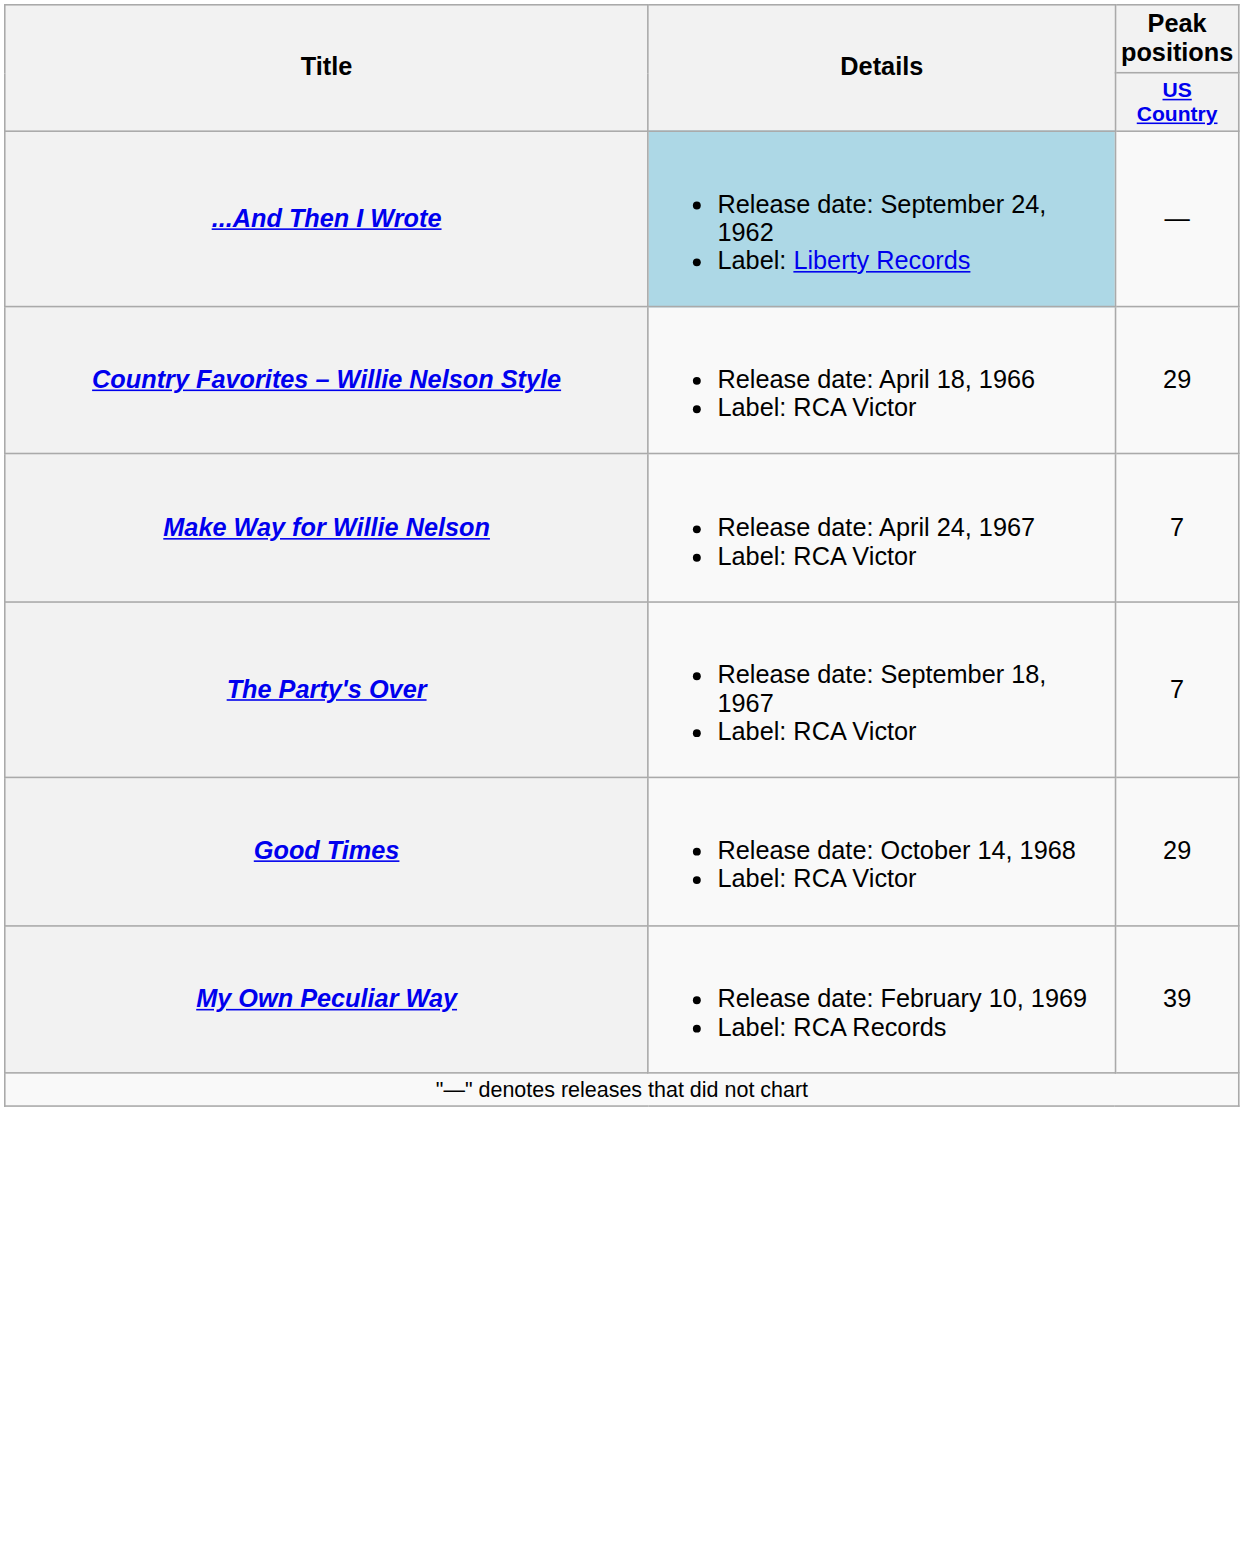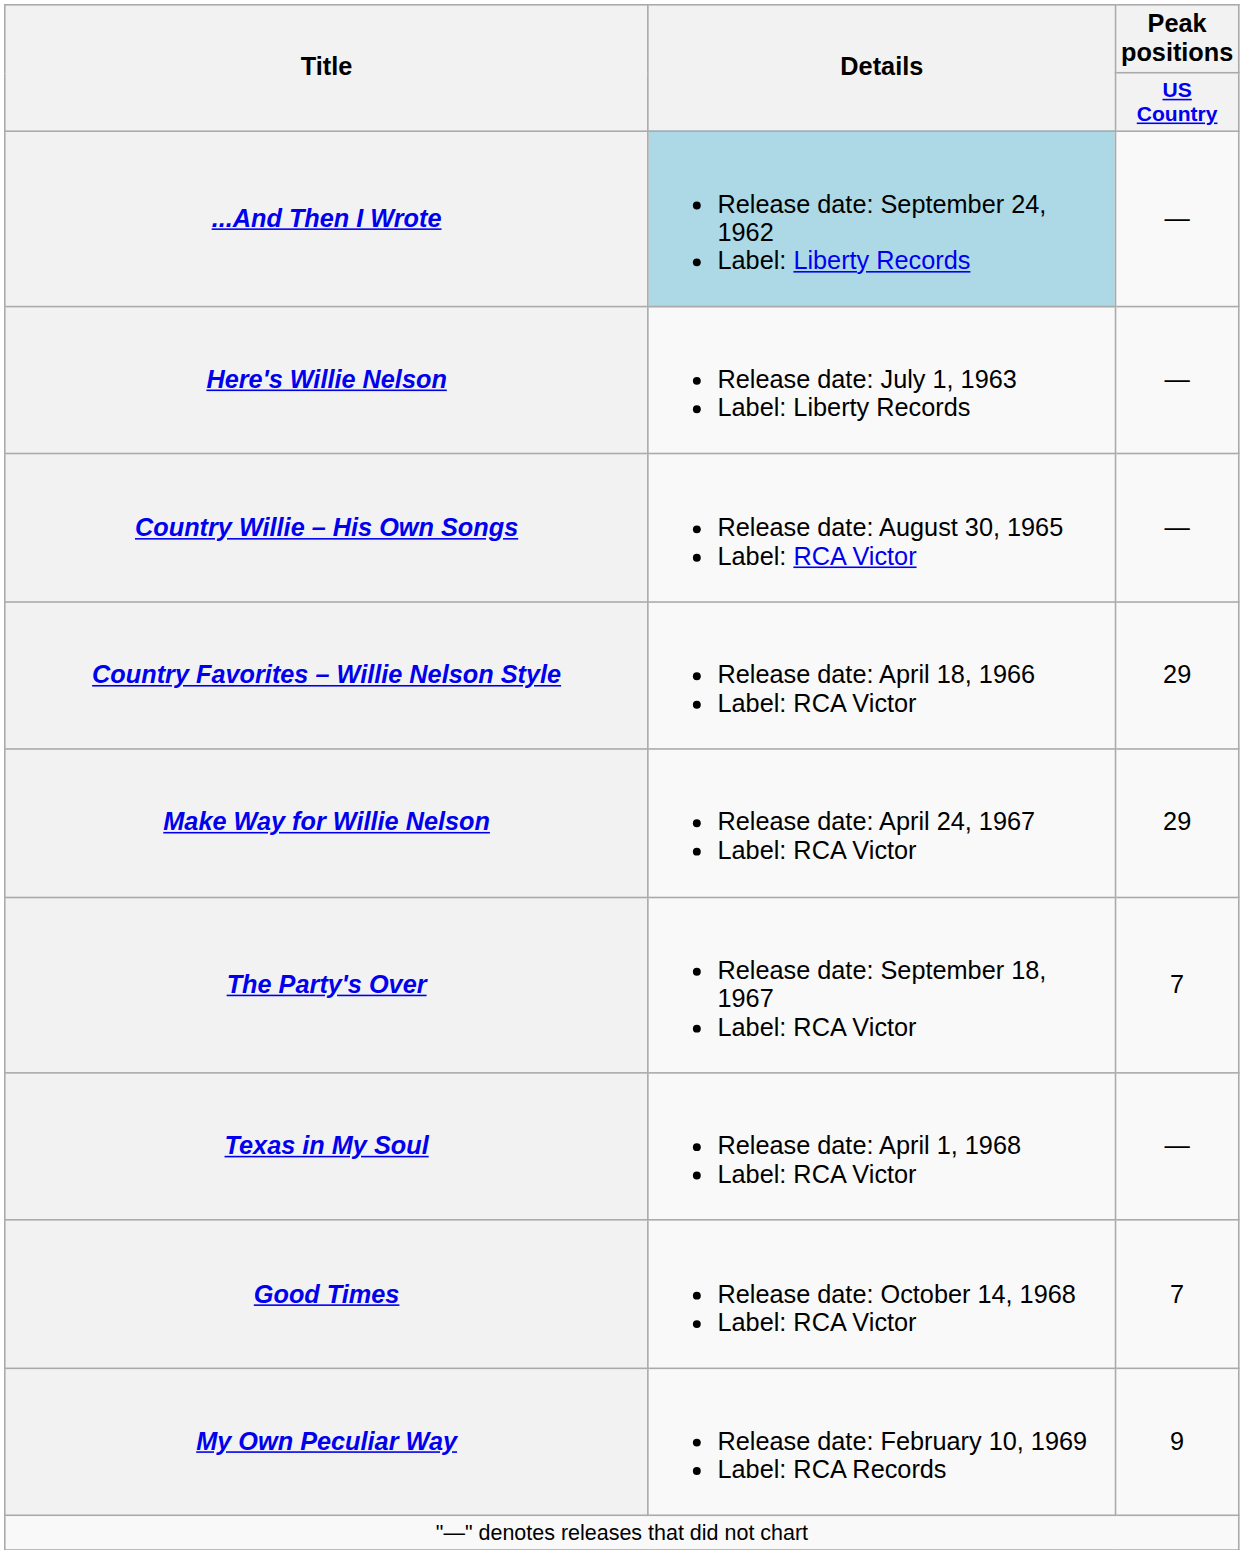+ row: (327, 380)
+ row: (327, 527)
(1177, 527) 7 -> (1177, 822) 29
+ row: (327, 1146)
(1177, 851) 29 -> (1177, 1293) 7
(1177, 998) 39 -> (1177, 1441) 9
